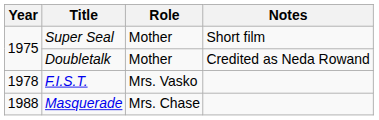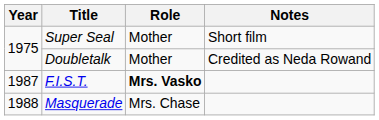(23, 81) 1978 -> (23, 81) 1987
(163, 81) normal -> (165, 81) bold
